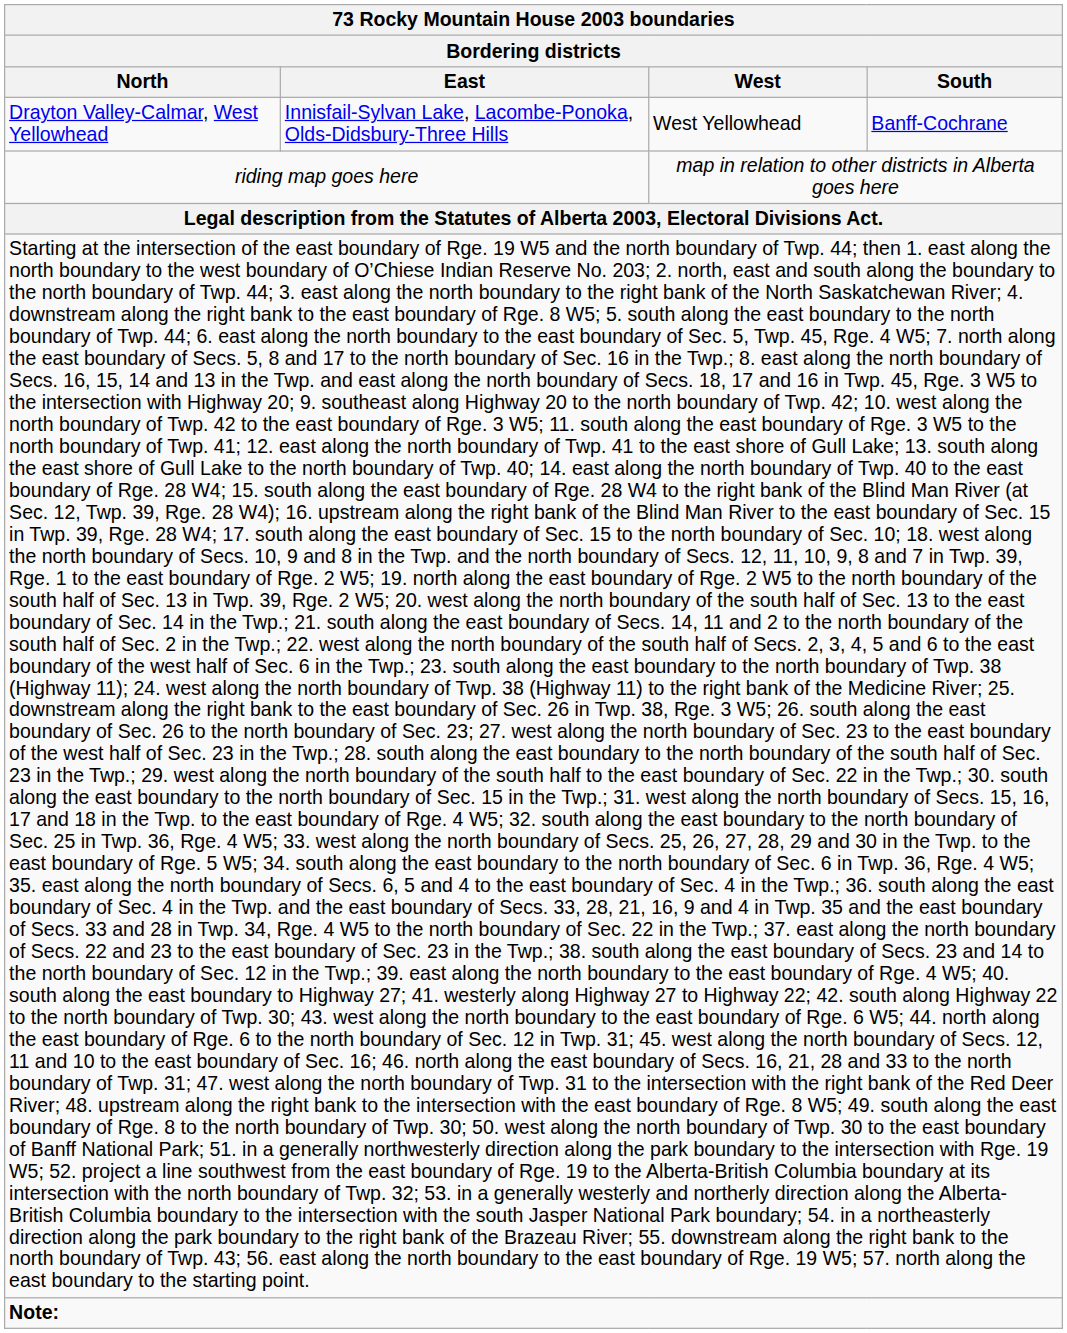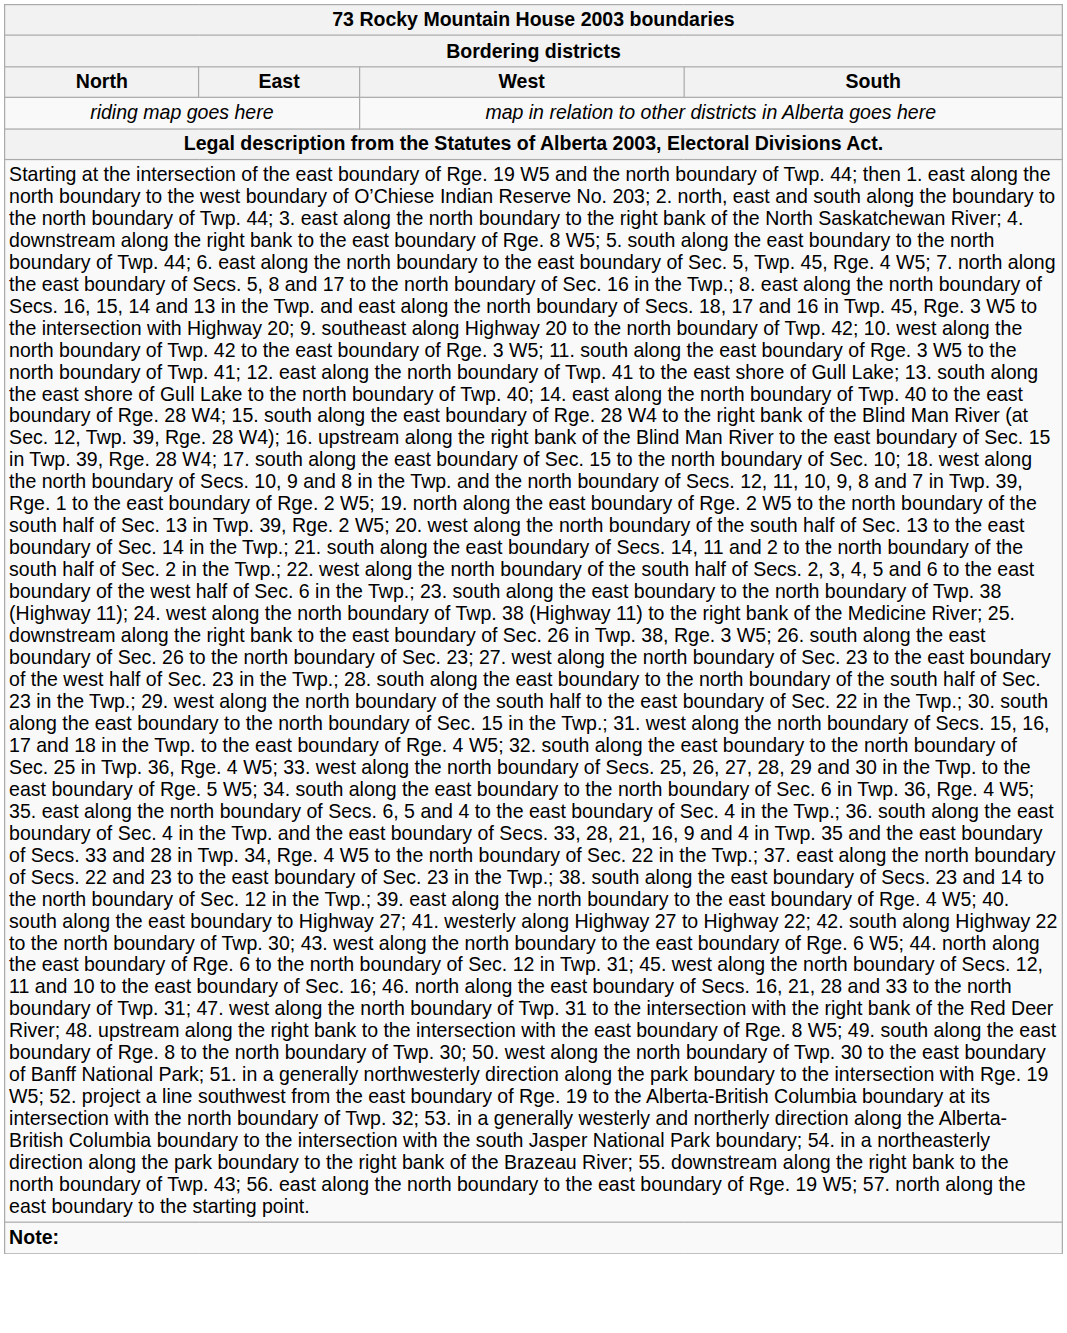- row: (134, 123)
